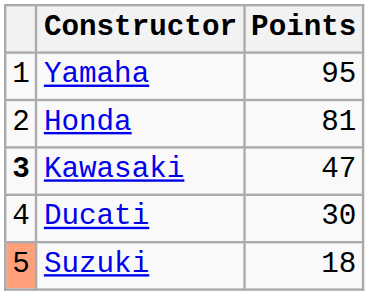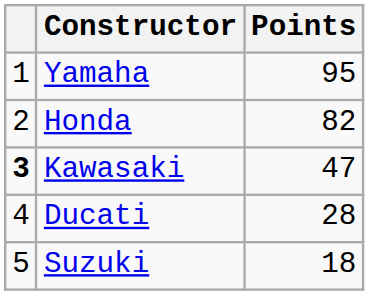(339, 124) 81 -> (339, 124) 82
(339, 218) 30 -> (339, 218) 28
(21, 265) lightsalmon background -> (21, 265) no background
